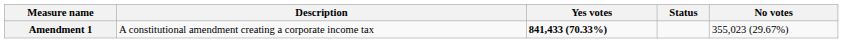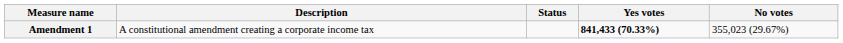columns swapped: (683, 12) <-> (592, 12)
